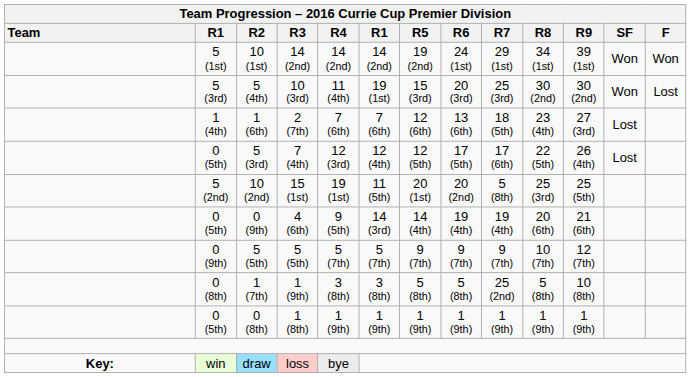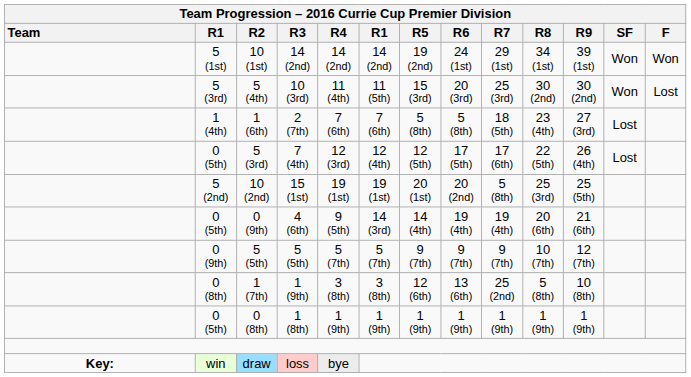(379, 92) 19 (1st) -> (379, 92) 11 (5th)
(420, 125) 12 (6th) -> (420, 125) 5 (8th)
(461, 125) 13 (6th) -> (461, 125) 5 (8th)
(379, 190) 11 (5th) -> (379, 190) 19 (1st)
(420, 289) 5 (8th) -> (420, 289) 12 (6th)
(461, 289) 5 (8th) -> (461, 289) 13 (6th)
